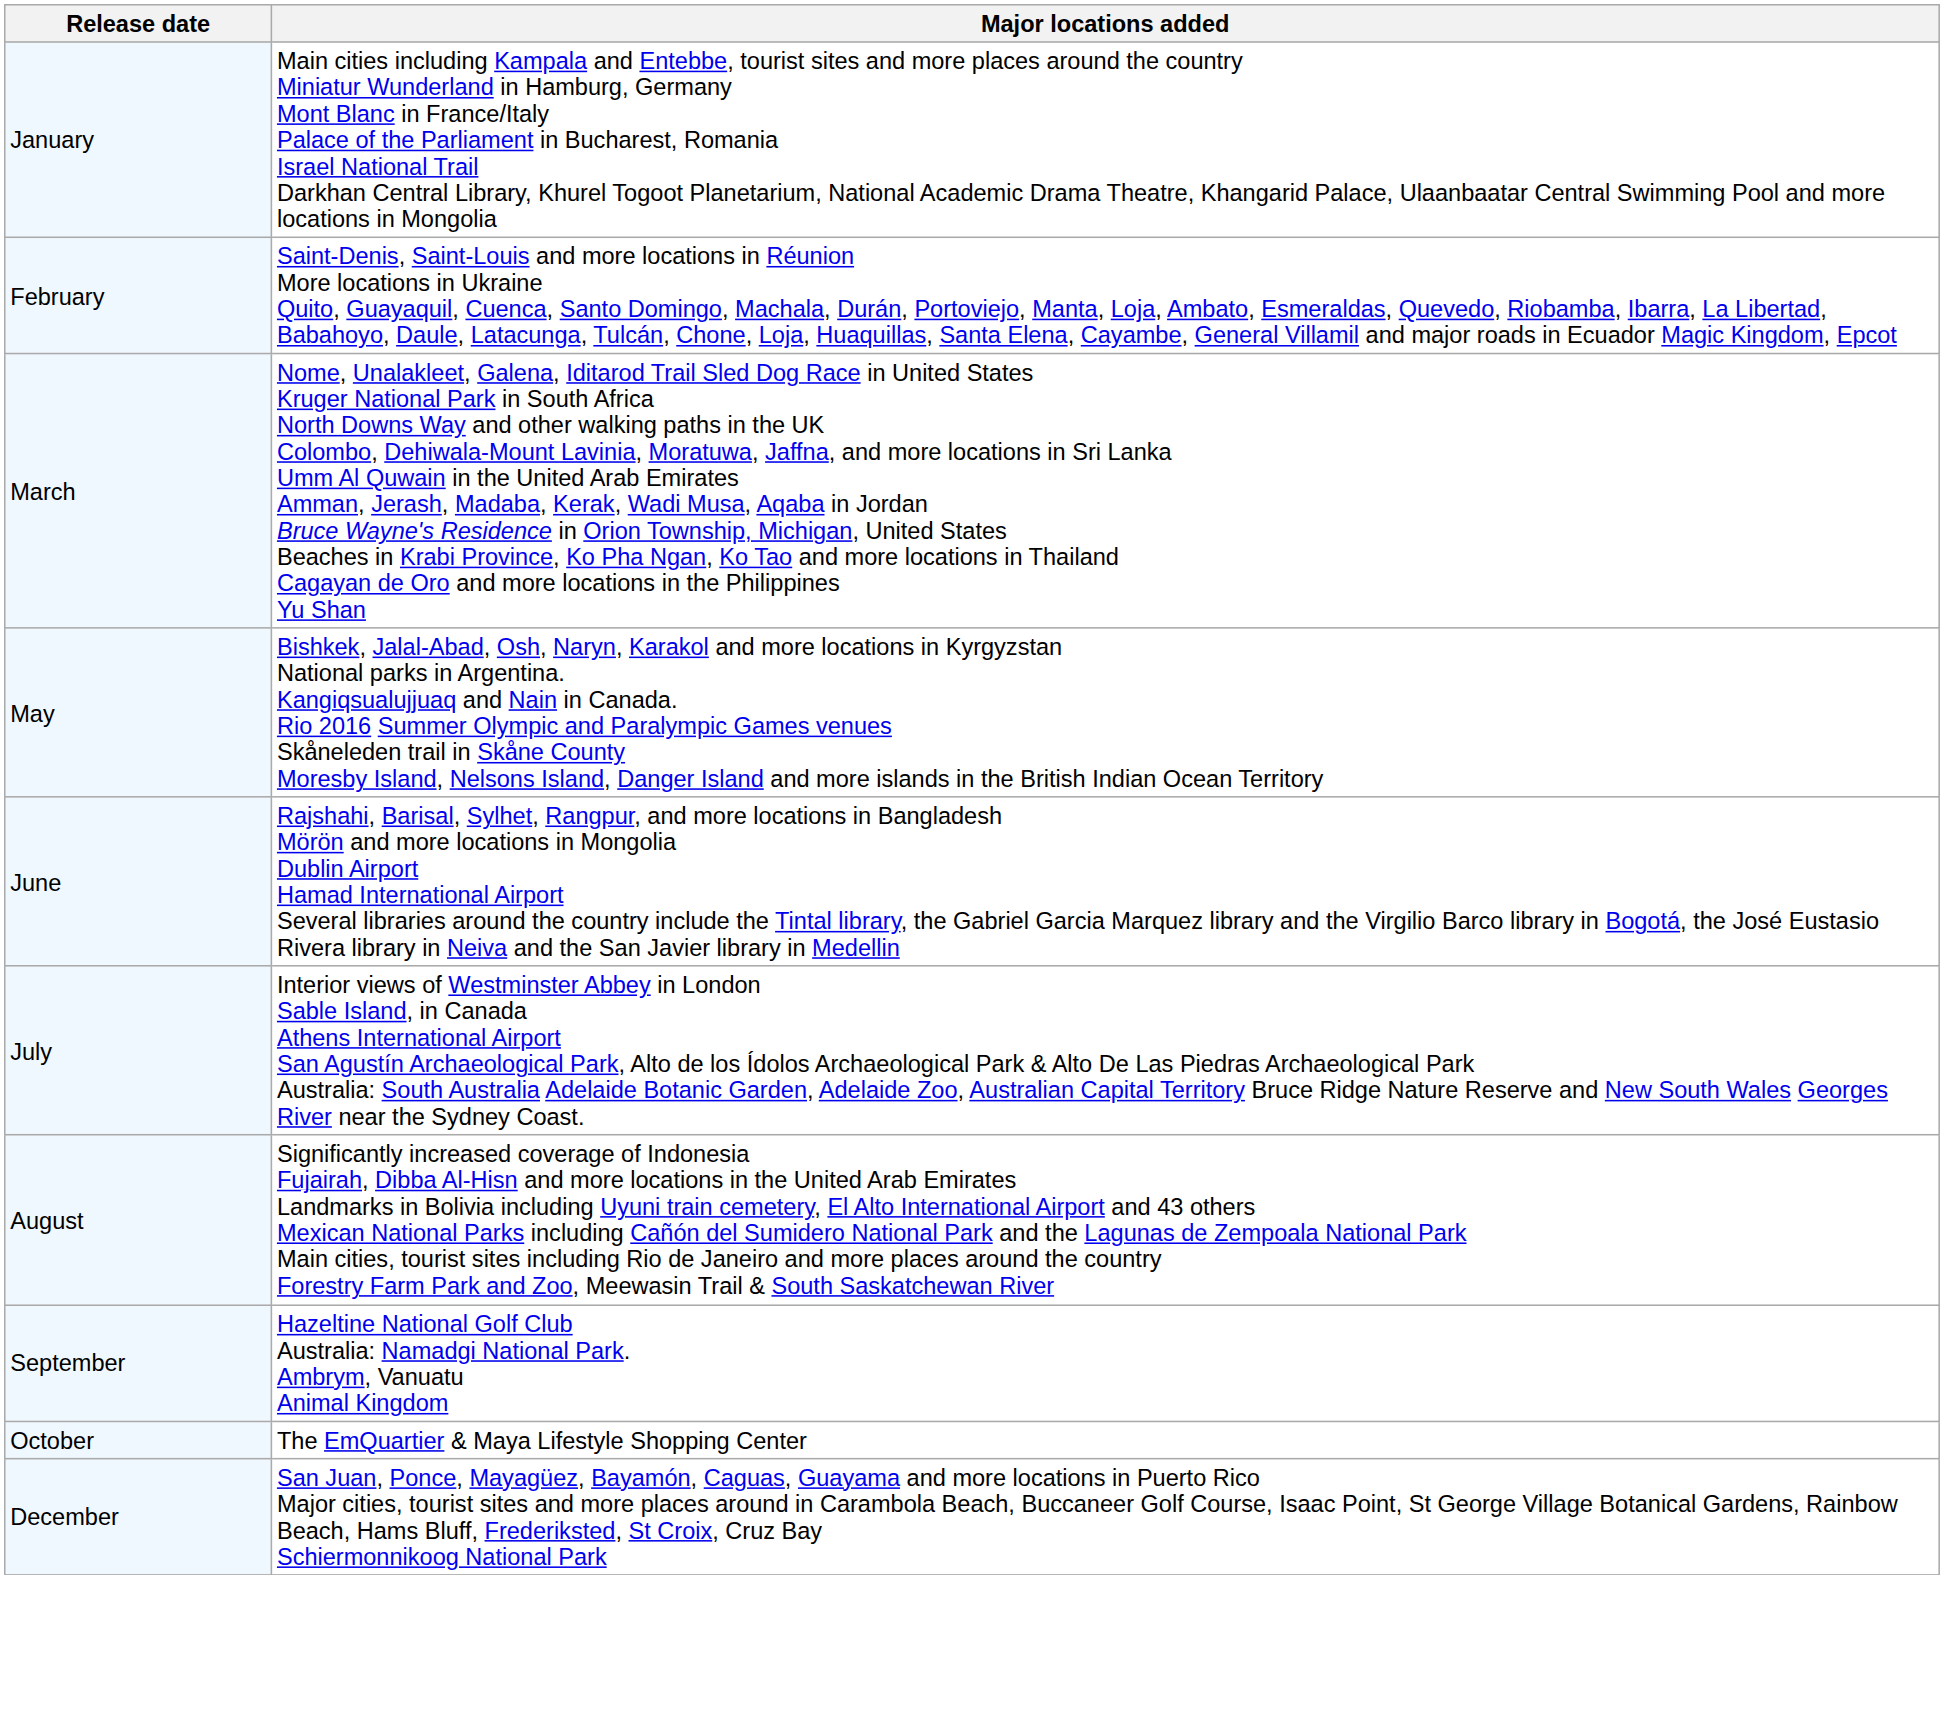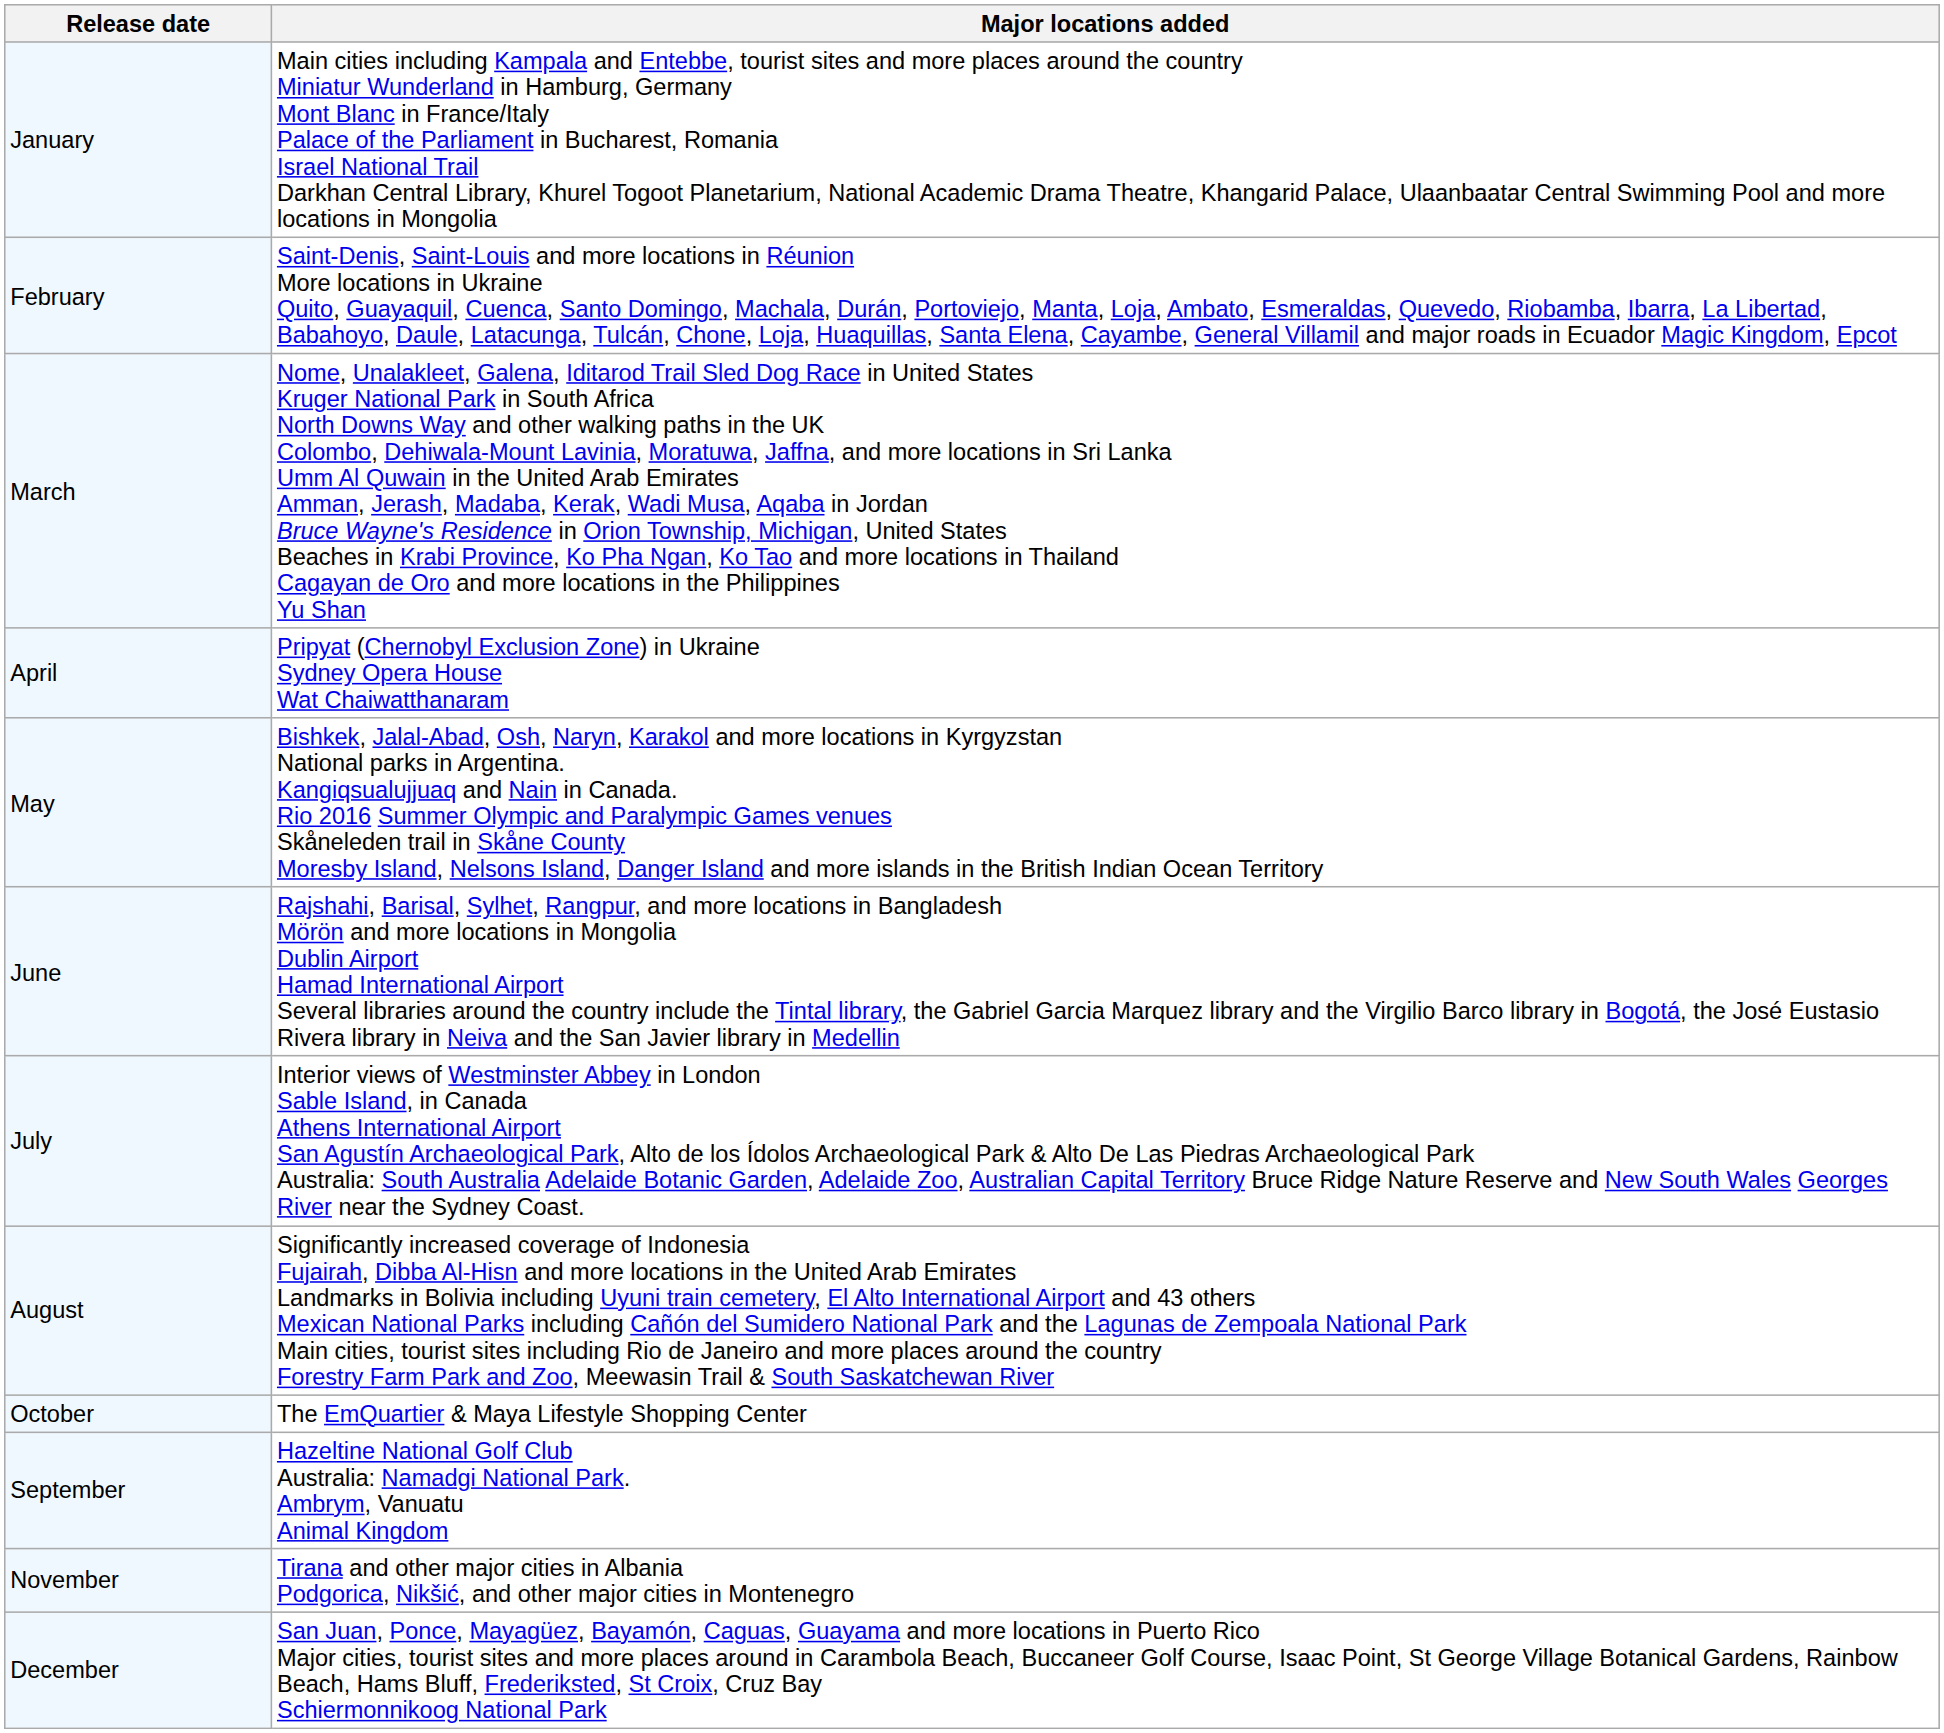+ row: (34, 673)
rows swapped: (68, 1363) <-> (52, 1440)
+ row: (65, 1580)
